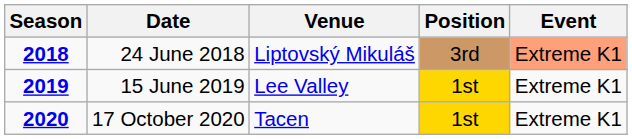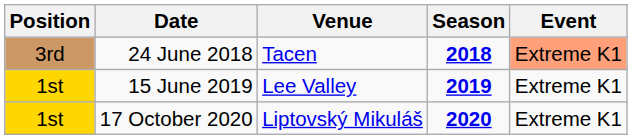columns swapped: (46, 21) <-> (465, 21)
(335, 54) Liptovský Mikuláš -> (290, 54) Tacen
(282, 119) Tacen -> (342, 119) Liptovský Mikuláš
